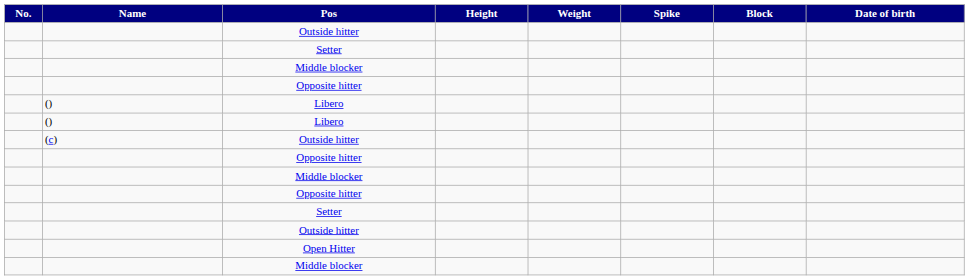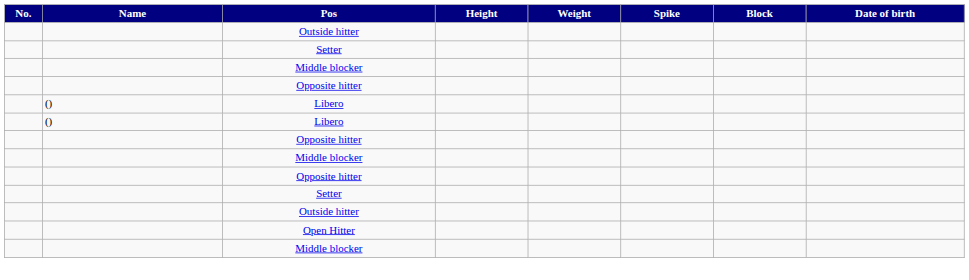- row: (51, 140)
